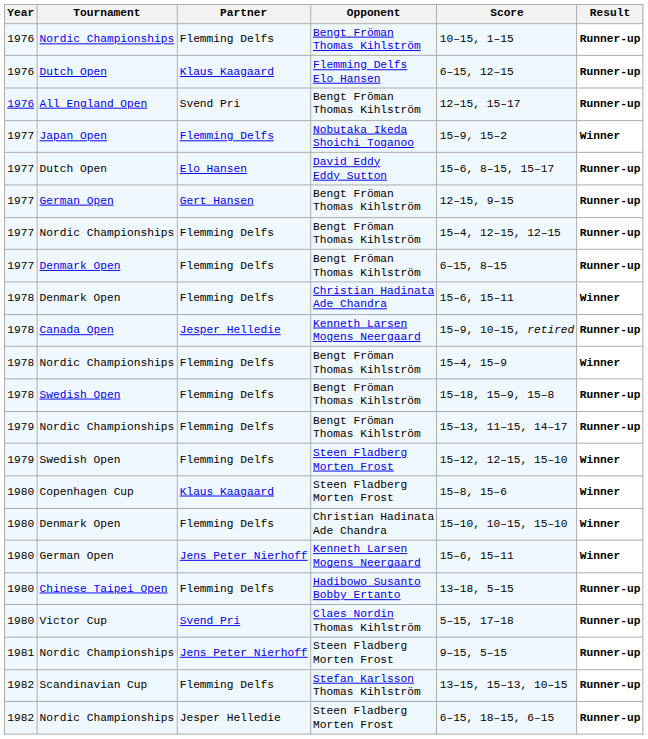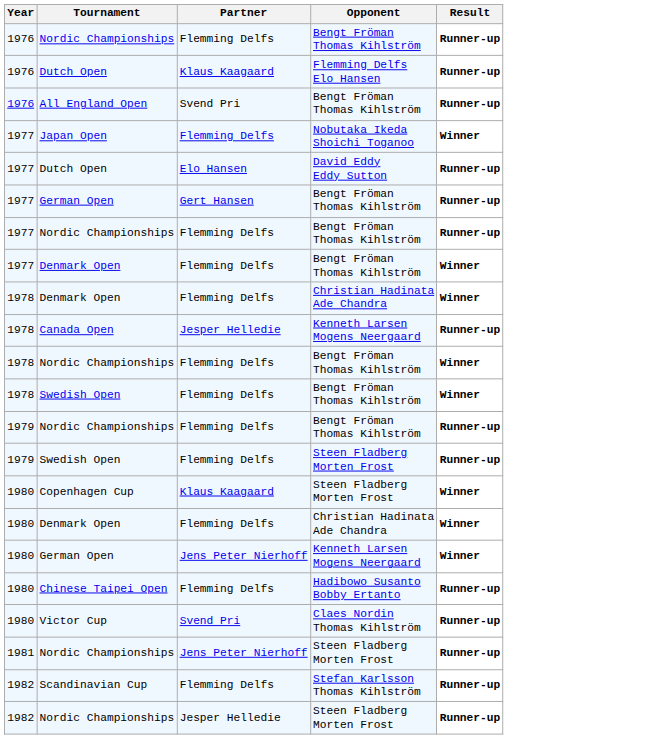- column: (507, 14)
(610, 265) Runner-up -> (460, 265) Winner
(610, 395) Runner-up -> (460, 395) Winner
(600, 459) Winner -> (470, 459) Runner-up
